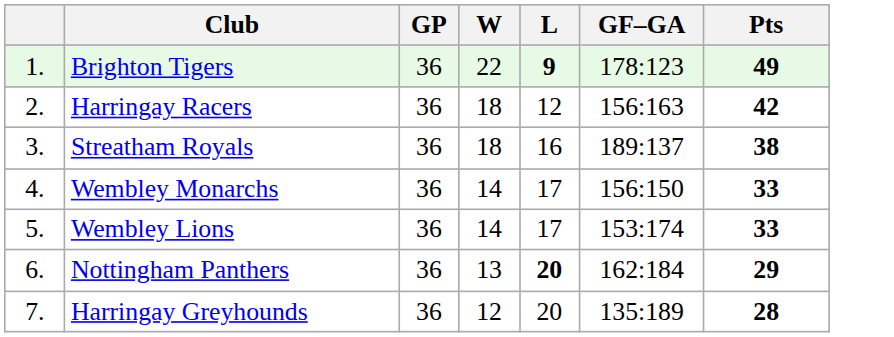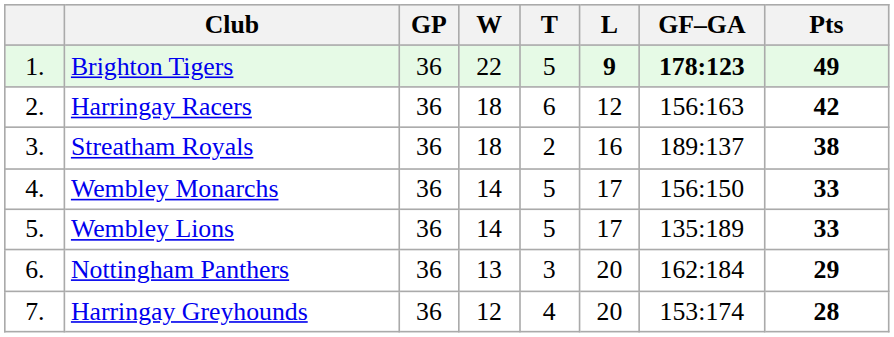+ column: (549, 24)
(642, 65) normal -> (702, 65) bold
(642, 229) 153:174 -> (702, 229) 135:189
(549, 270) bold -> (609, 270) normal
(642, 310) 135:189 -> (702, 310) 153:174
